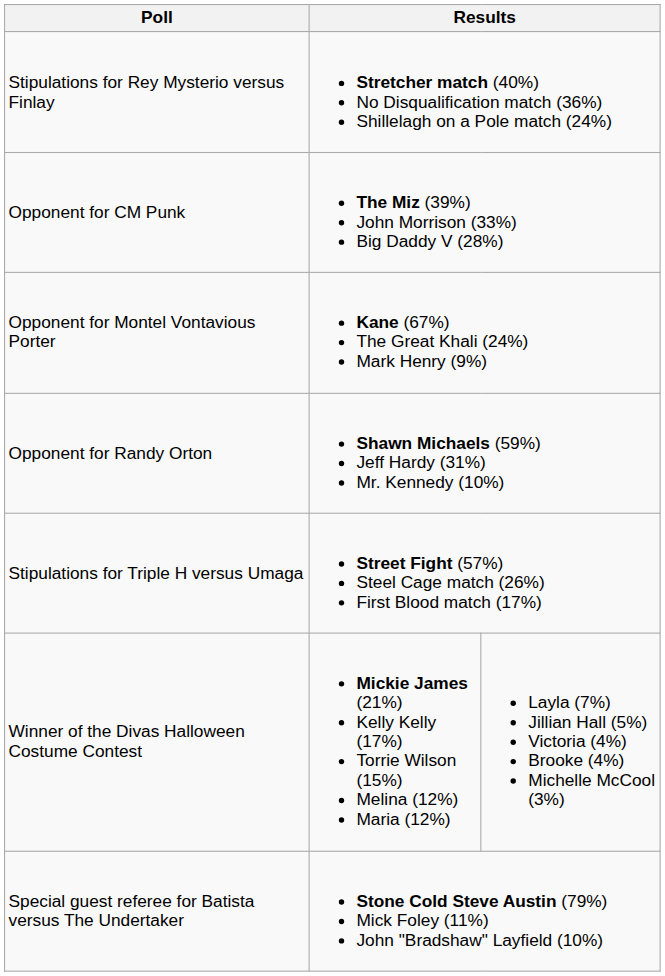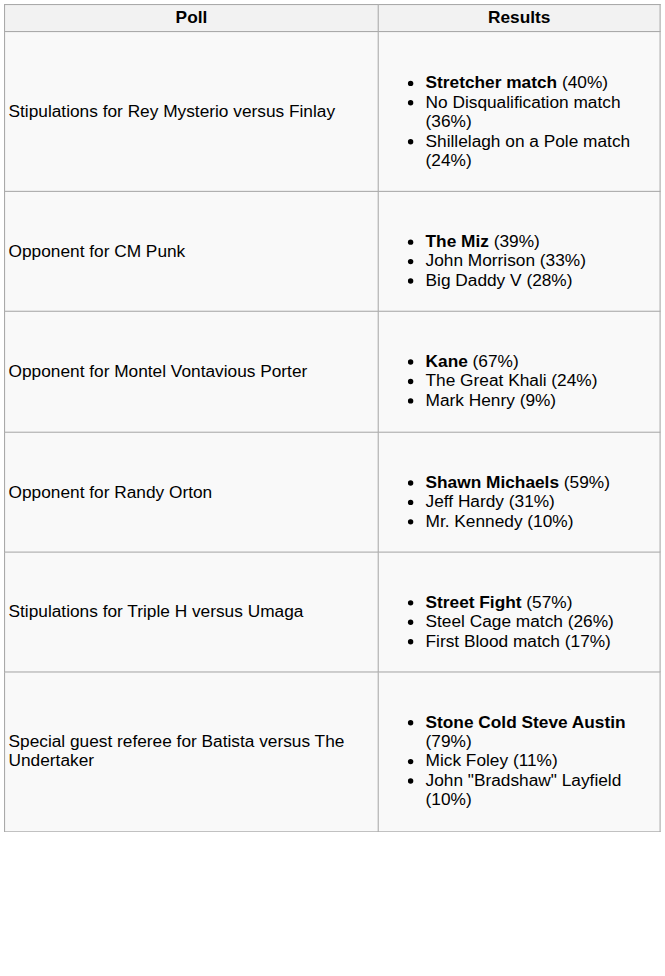- row: (127, 742)
